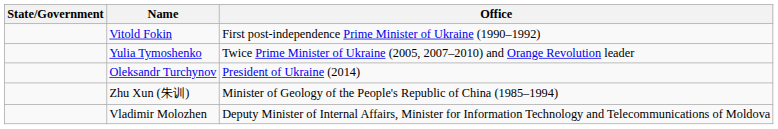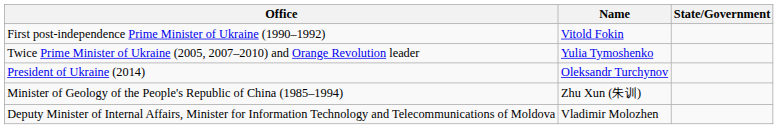columns swapped: (55, 14) <-> (496, 14)
